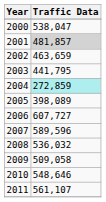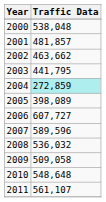(52, 27) 538,047 -> (52, 27) 538,048
(52, 41) lightgrey background -> (52, 41) no background
(52, 56) 463,659 -> (52, 56) 463,662
(52, 175) 548,646 -> (52, 175) 548,648
